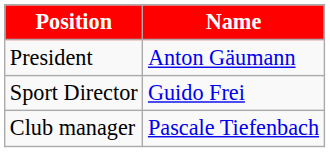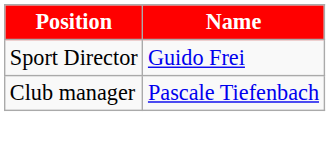- row: (51, 57)
